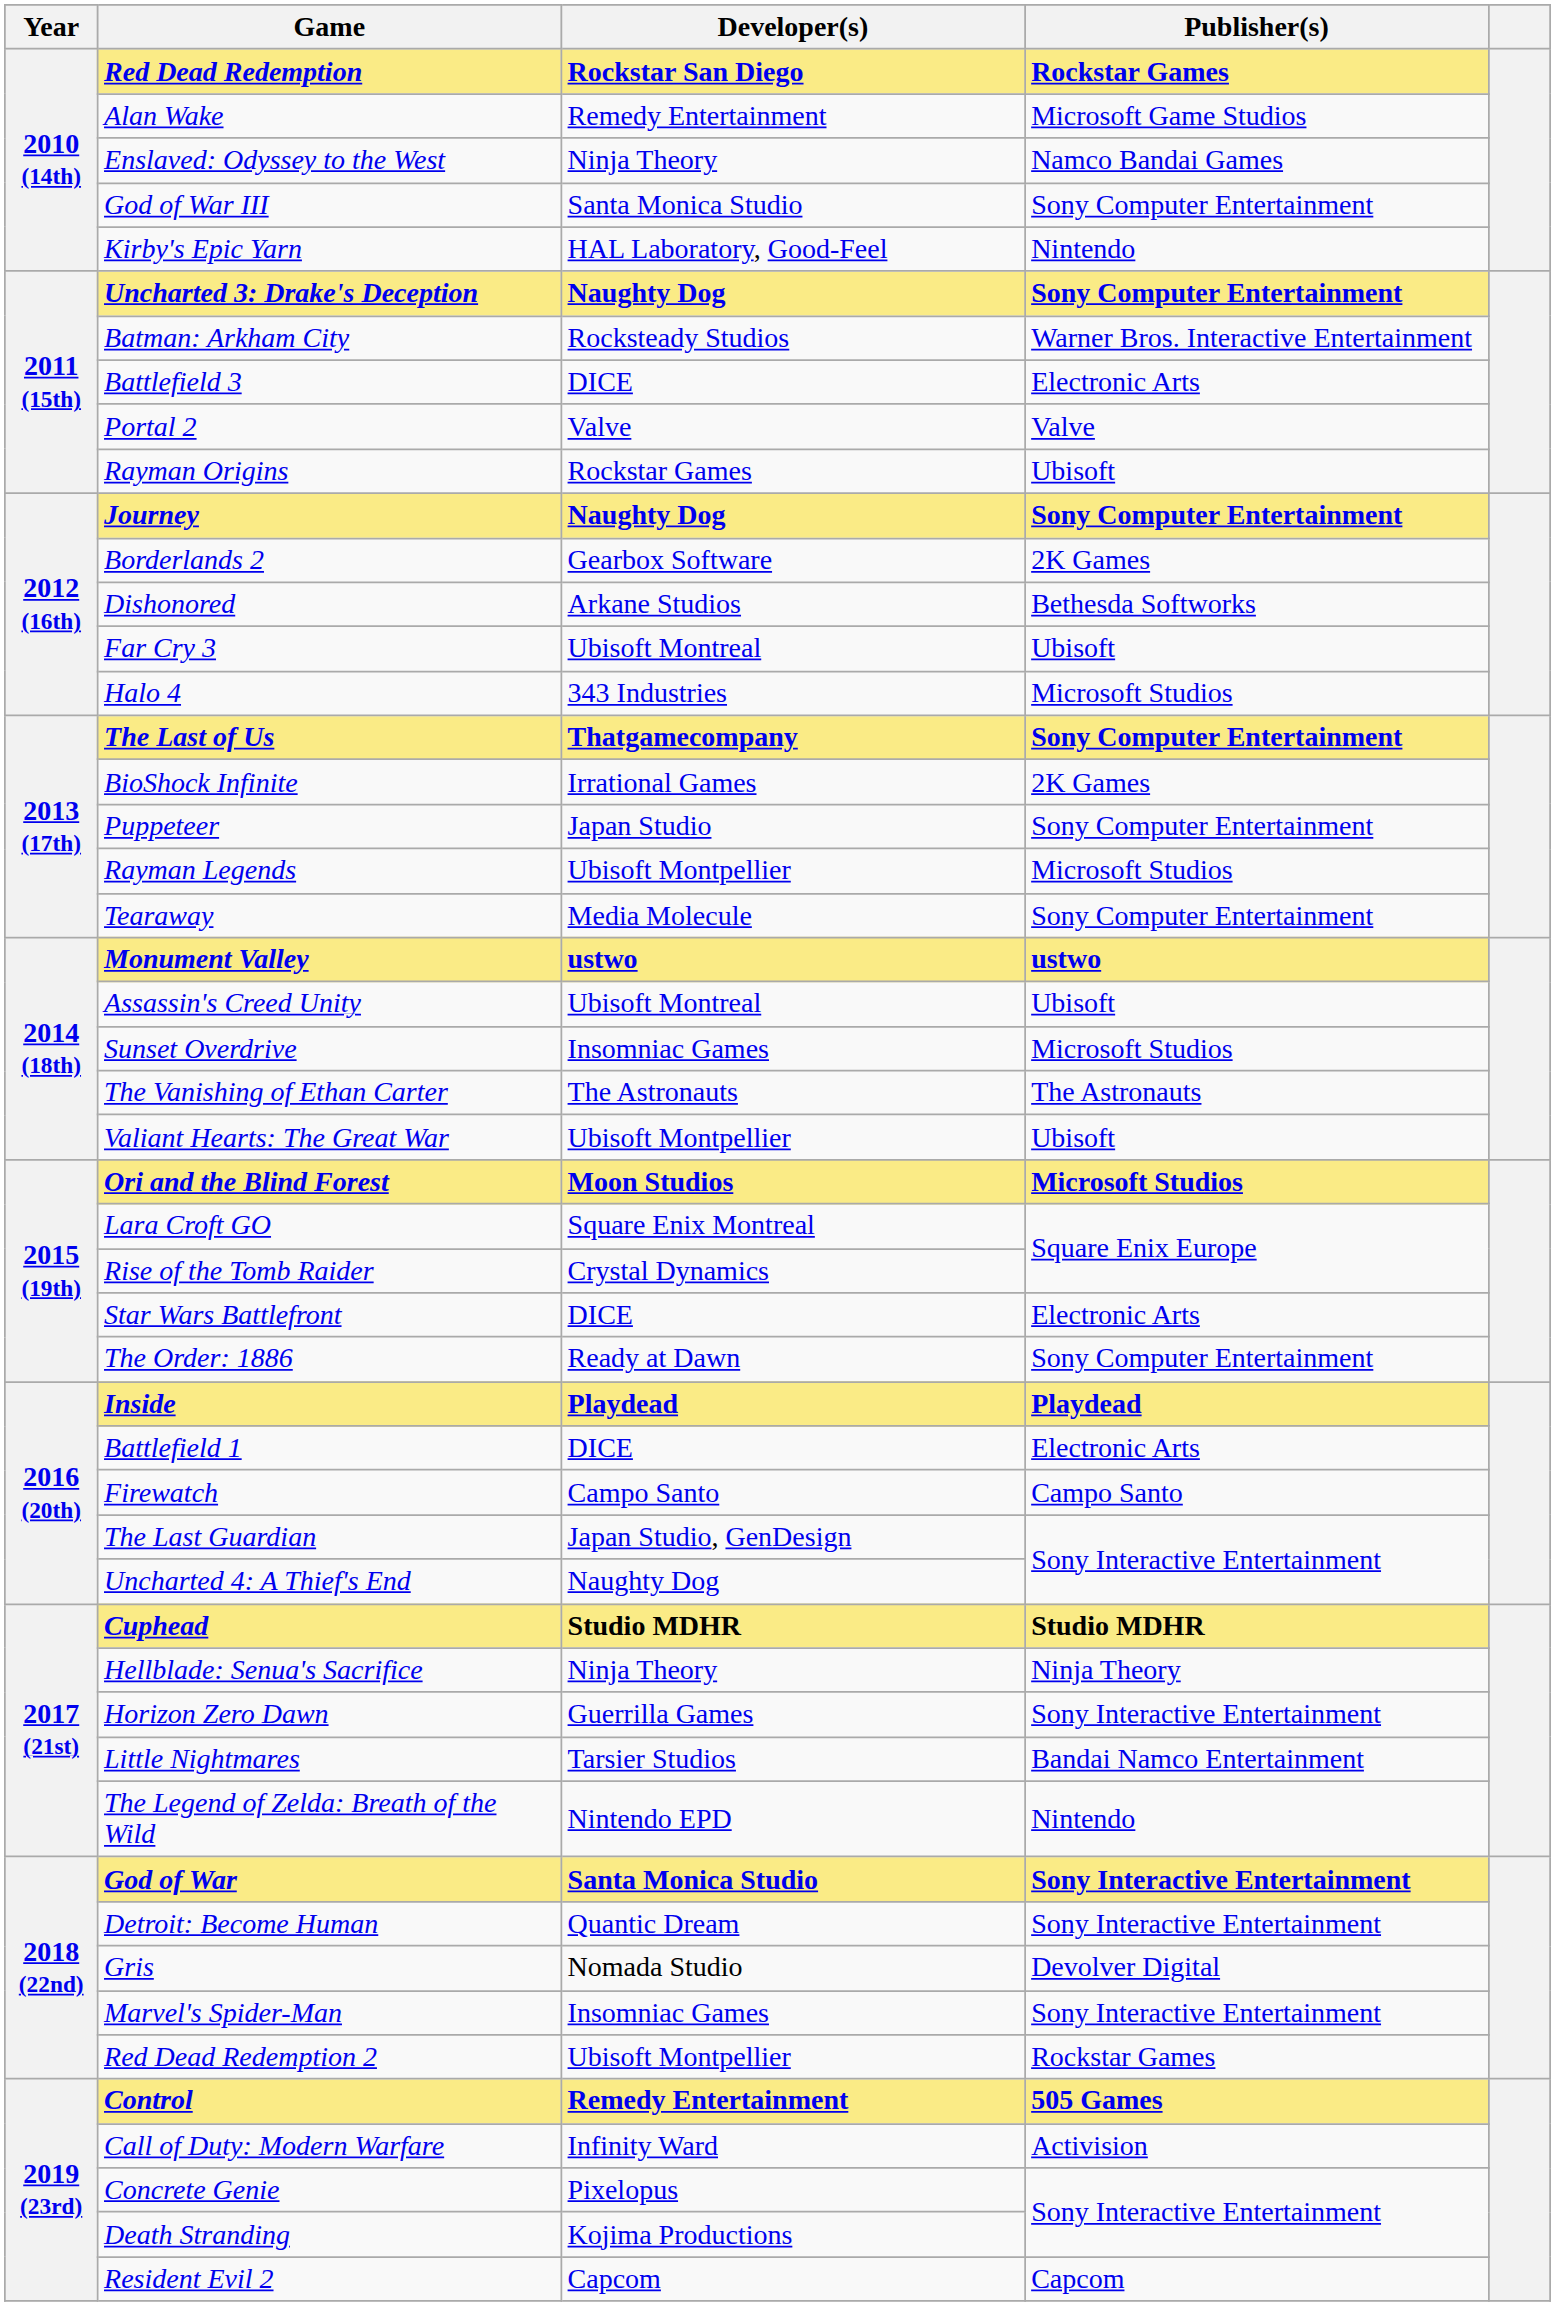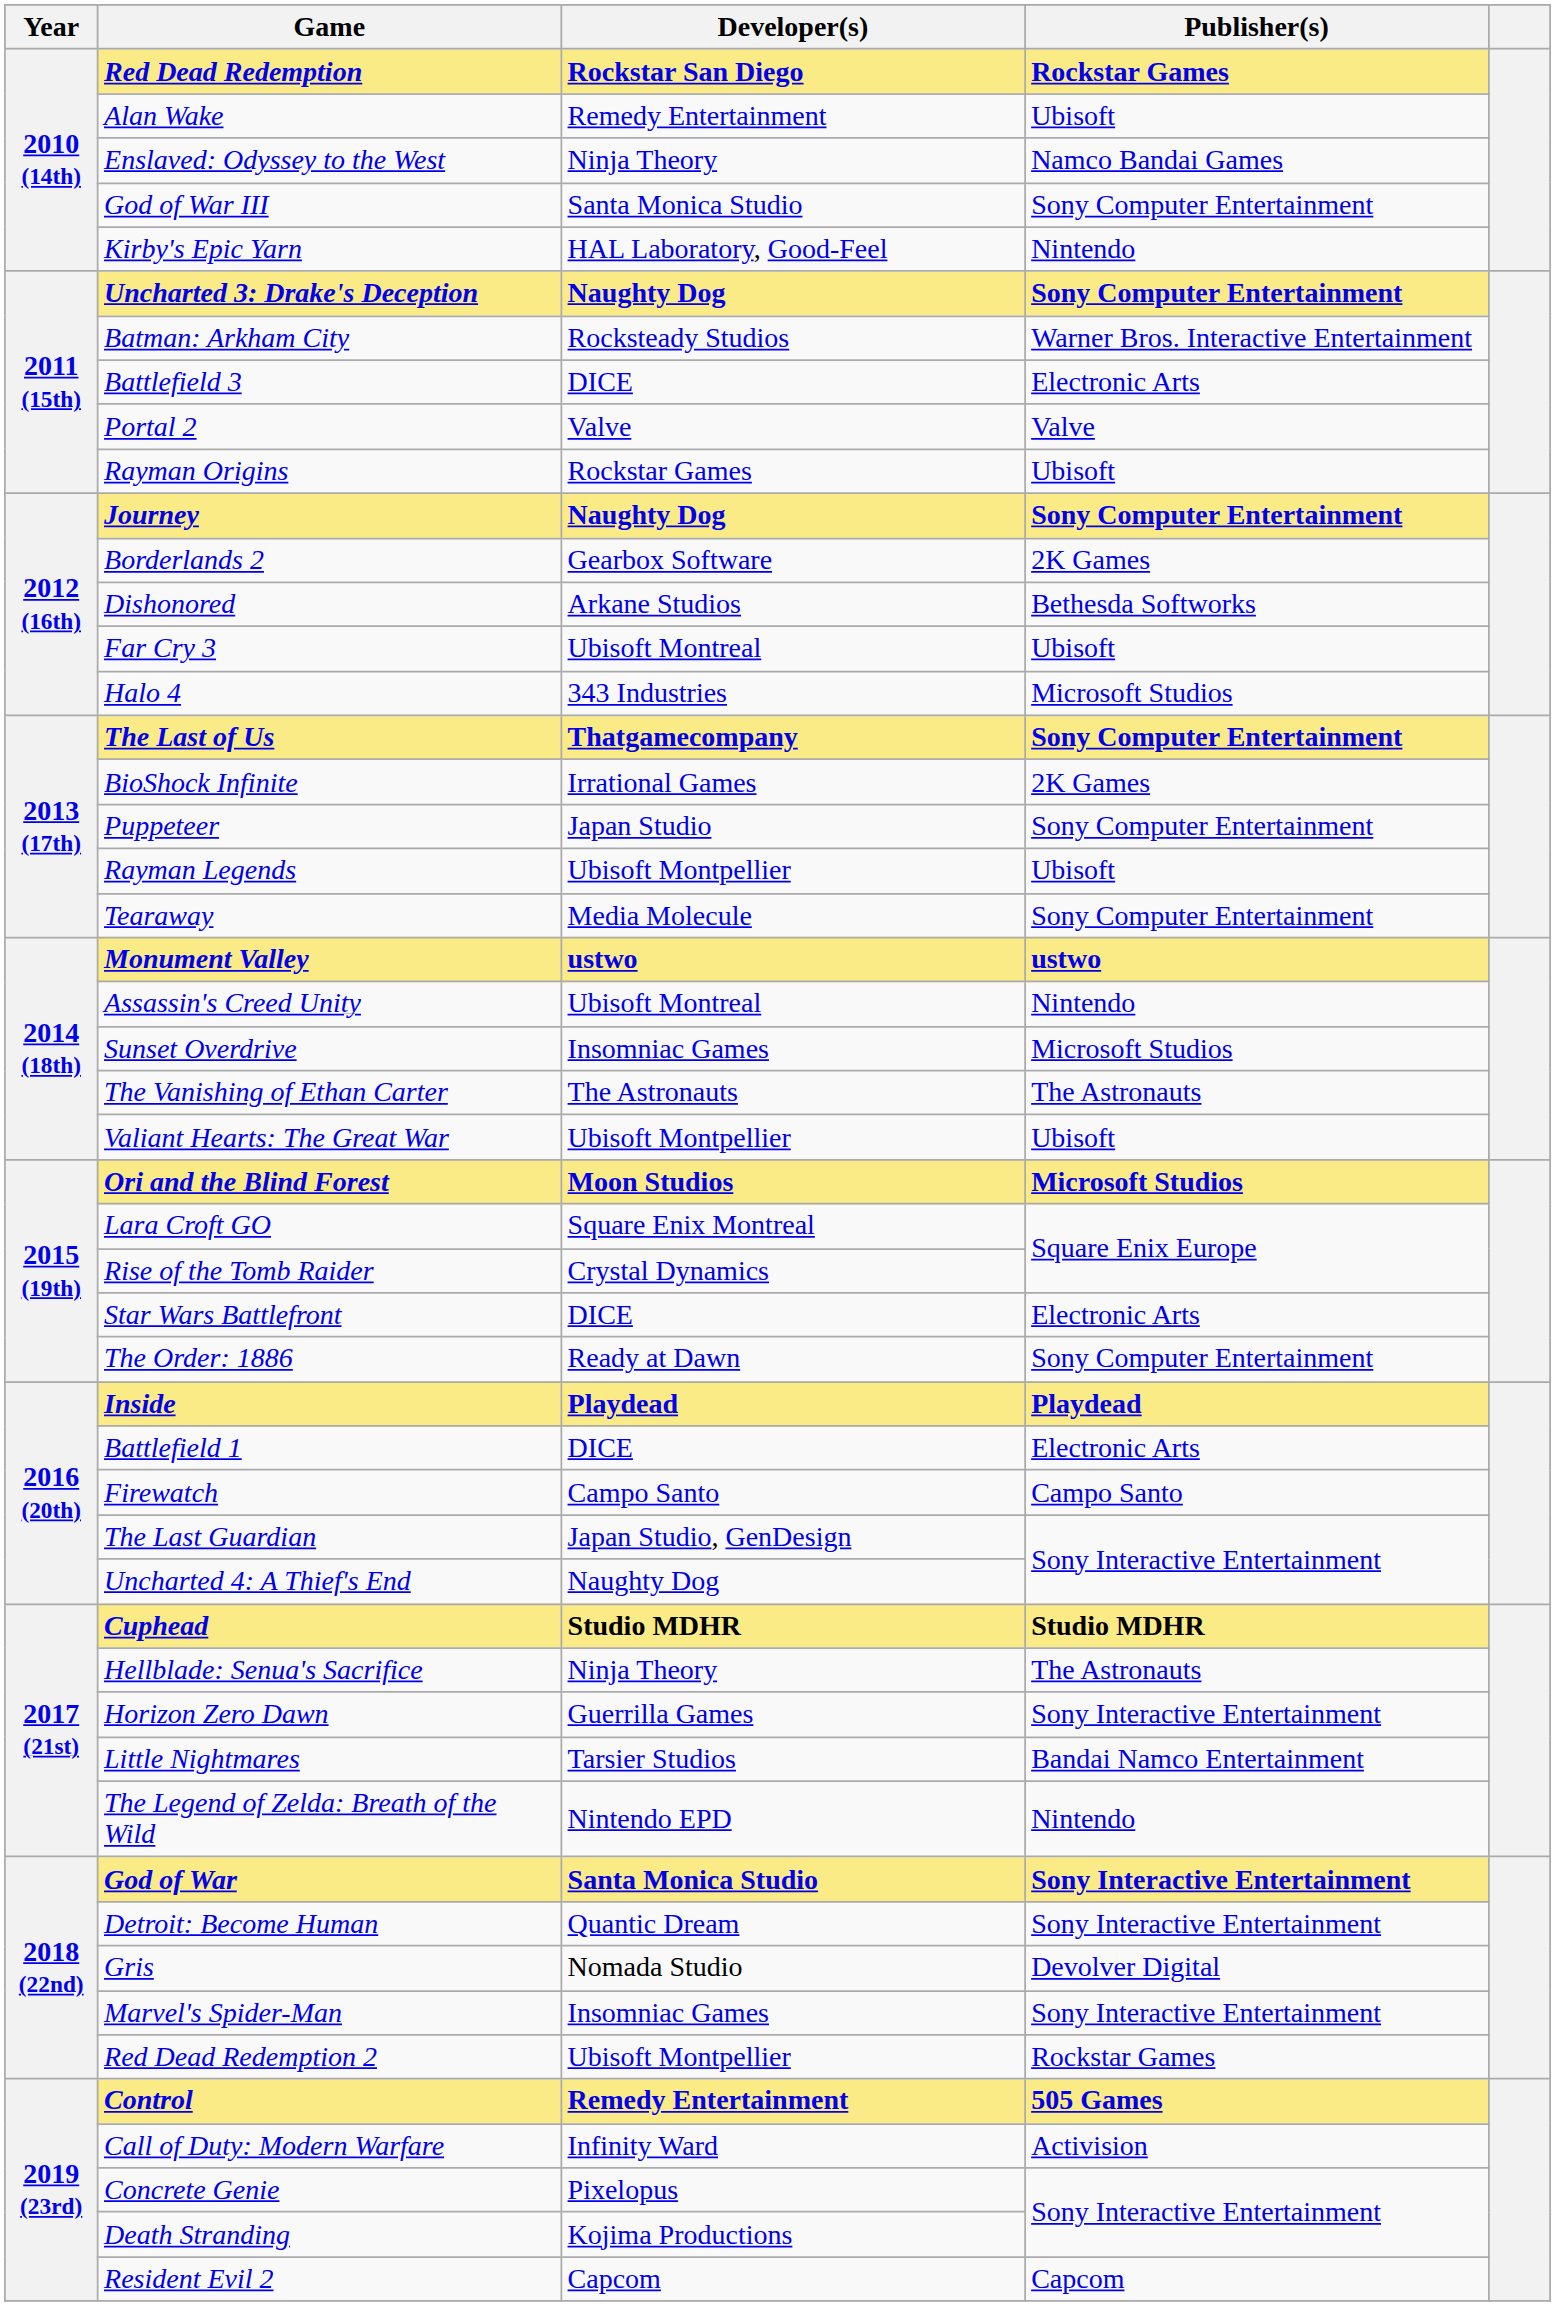(1169, 115) Microsoft Game Studios -> (1073, 115) Ubisoft
(1132, 870) Microsoft Studios -> (1073, 870) Ubisoft
(1073, 1003) Ubisoft -> (1083, 1003) Nintendo
(1106, 1669) Ninja Theory -> (1116, 1669) The Astronauts
